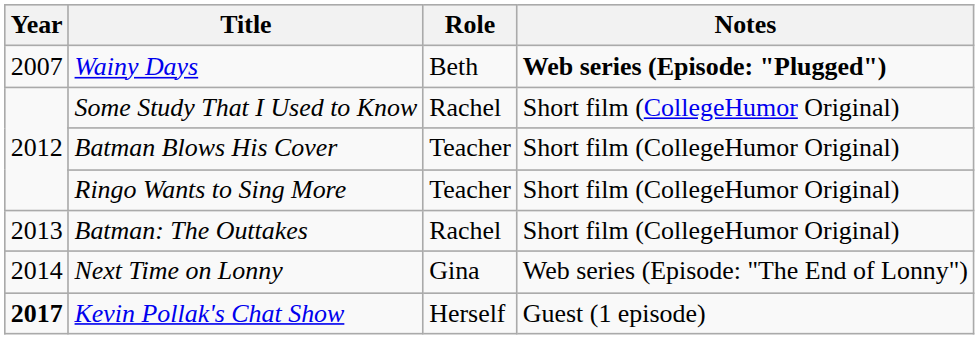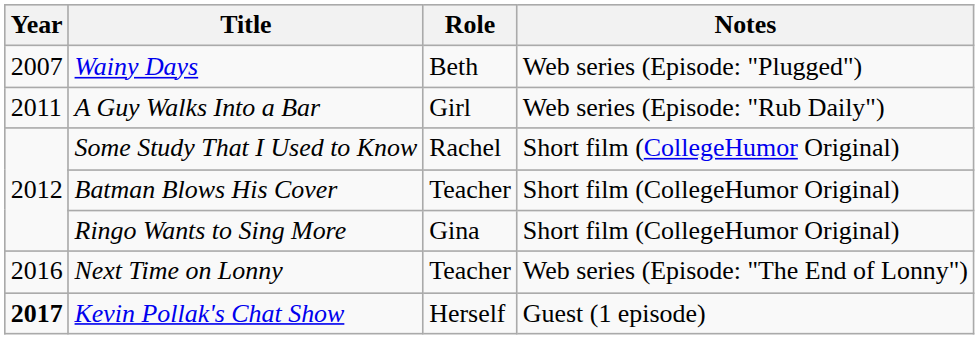(705, 66) bold -> (693, 66) normal
+ row: (197, 107)
(470, 189) Teacher -> (454, 230) Gina
- row: (191, 230)
(37, 271) 2014 -> (37, 271) 2016
(454, 271) Gina -> (470, 271) Teacher
